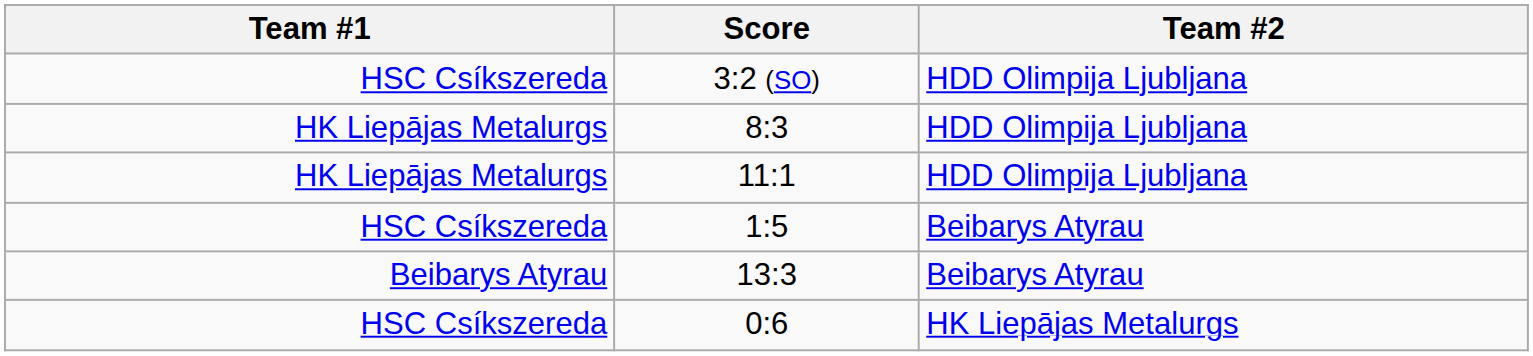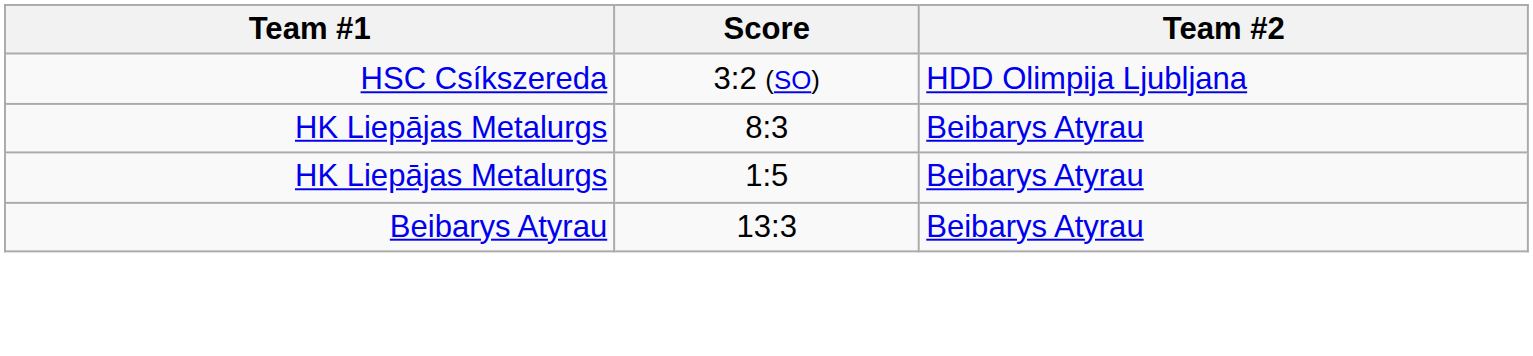(1087, 127) HDD Olimpija Ljubljana -> (1035, 127) Beibarys Atyrau
- row: (767, 176)
(484, 226) HSC Csíkszereda -> (451, 176) HK Liepājas Metalurgs
- row: (767, 324)
